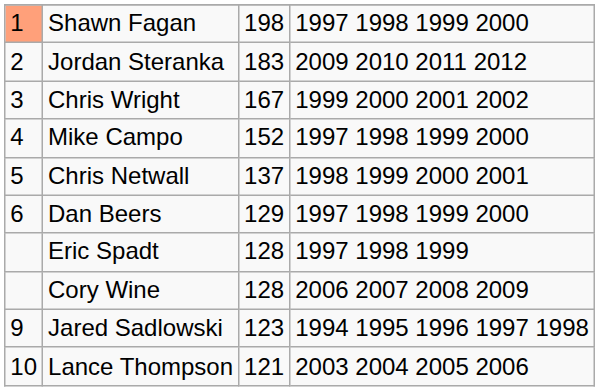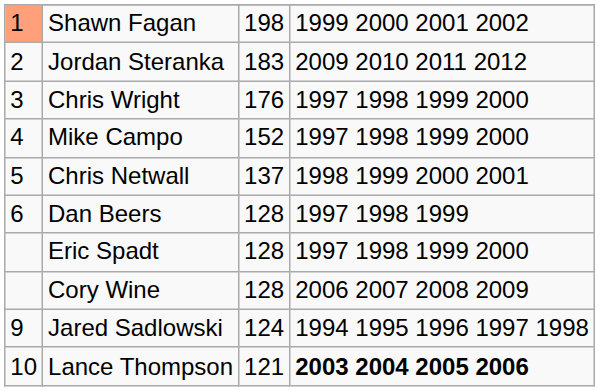(412, 23) 1997 1998 1999 2000 -> (412, 23) 1999 2000 2001 2002
(264, 99) 167 -> (264, 99) 176
(412, 99) 1999 2000 2001 2002 -> (412, 99) 1997 1998 1999 2000
(264, 213) 129 -> (264, 213) 128
(412, 213) 1997 1998 1999 2000 -> (382, 213) 1997 1998 1999
(382, 251) 1997 1998 1999 -> (412, 251) 1997 1998 1999 2000
(264, 328) 123 -> (264, 328) 124
(412, 366) normal -> (412, 366) bold
